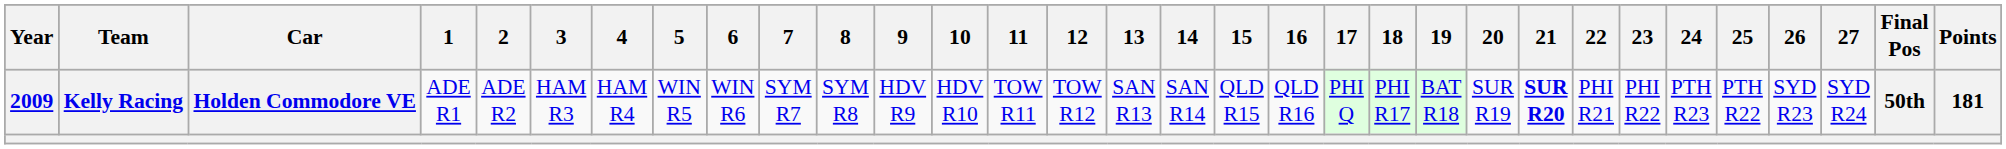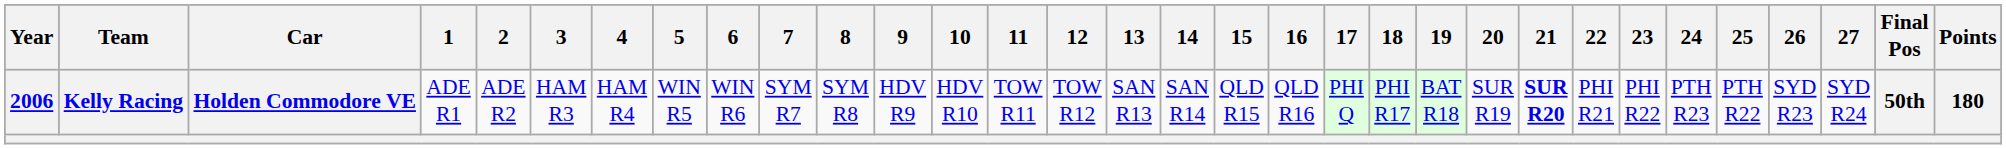(32, 101) 2009 -> (32, 101) 2006
(1968, 101) 181 -> (1968, 101) 180
